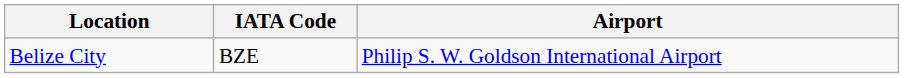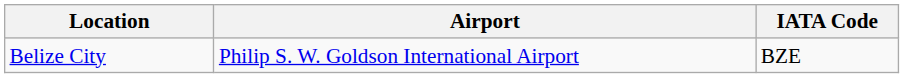columns swapped: (628, 21) <-> (285, 21)
